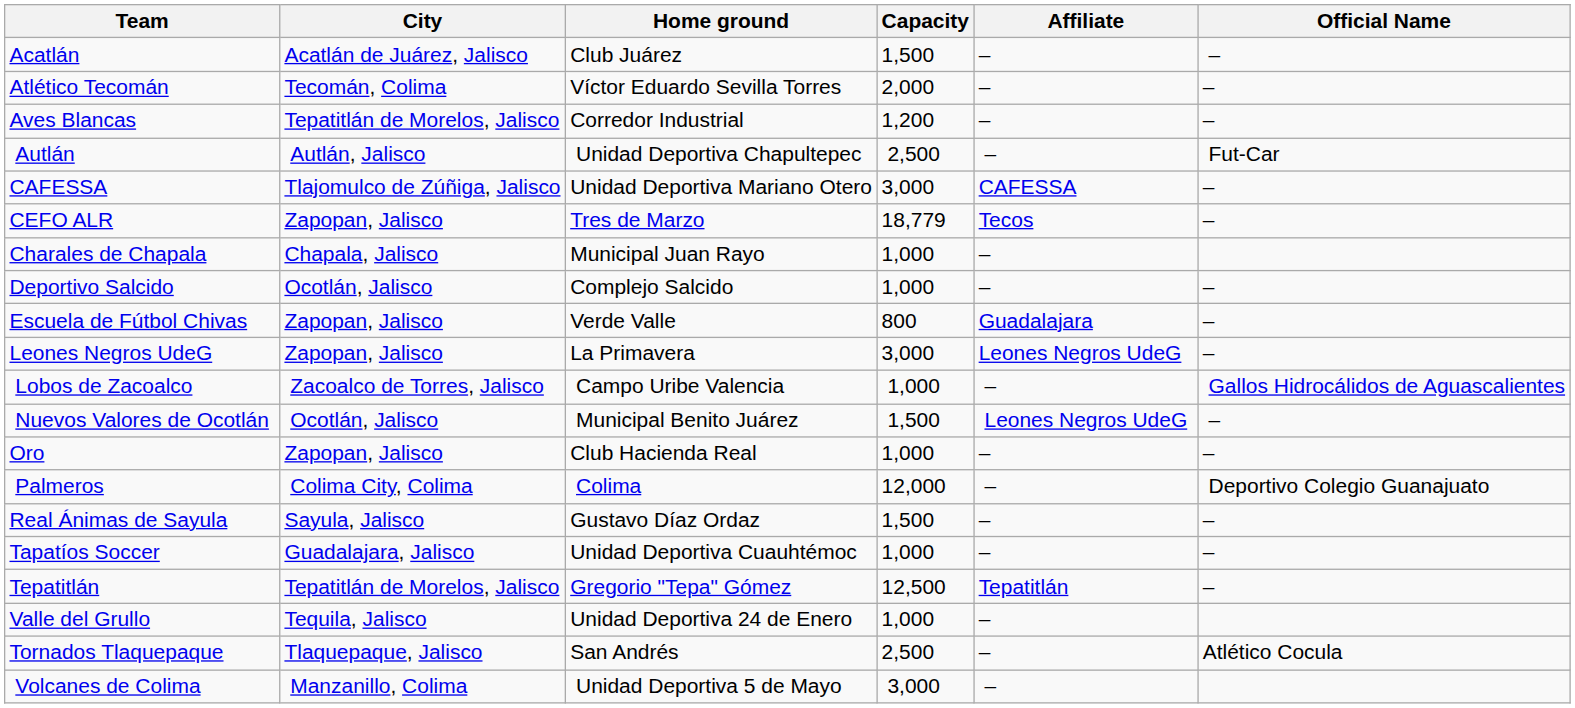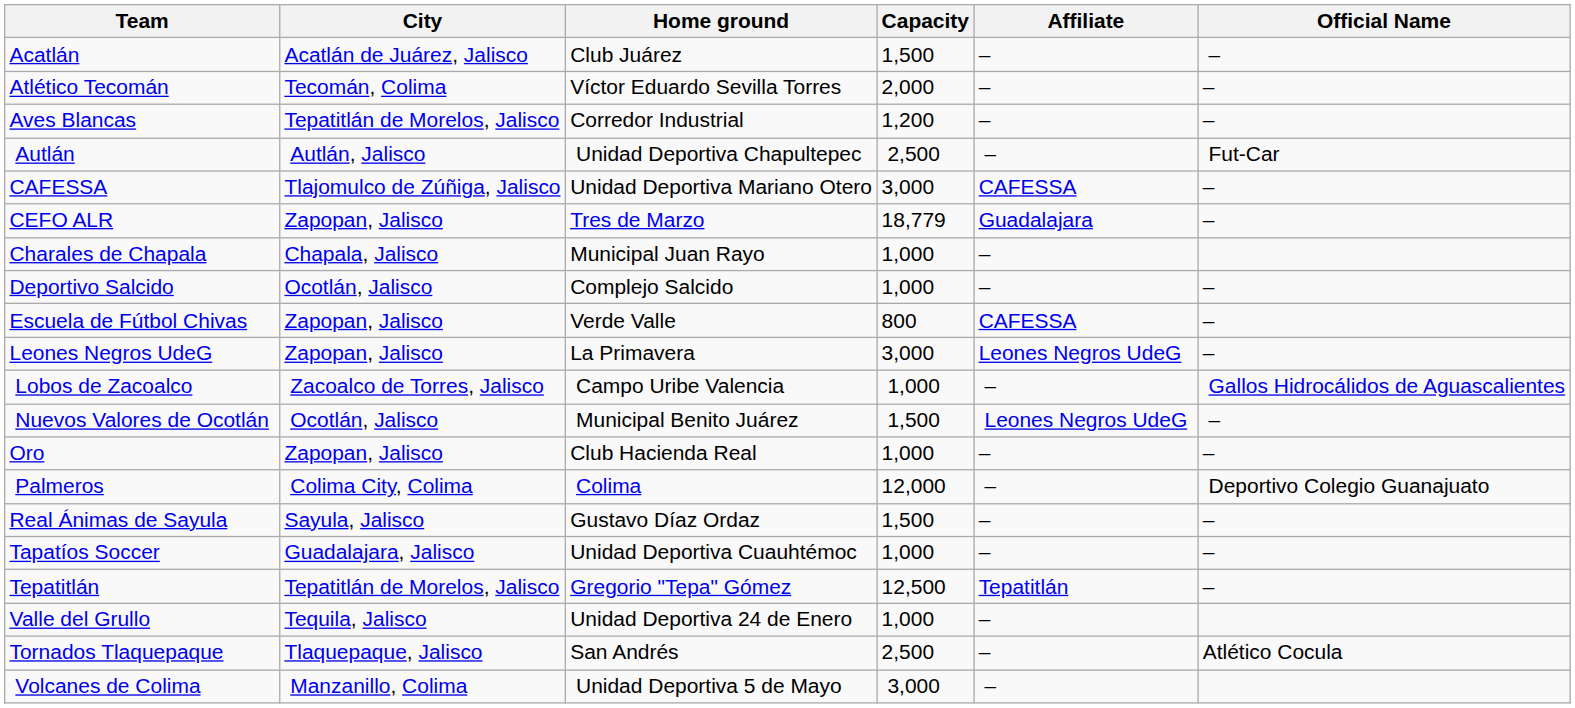(1006, 220) Tecos -> (1036, 220) Guadalajara
(1036, 320) Guadalajara -> (1028, 320) CAFESSA
